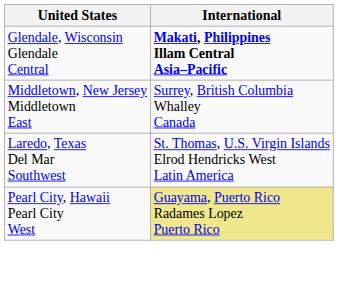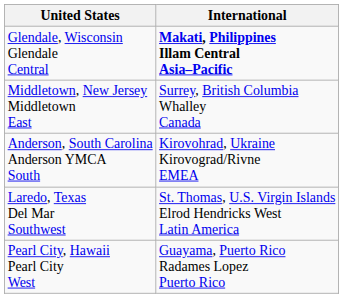+ row: (80, 160)
(217, 213) khaki background -> (222, 266) no background
